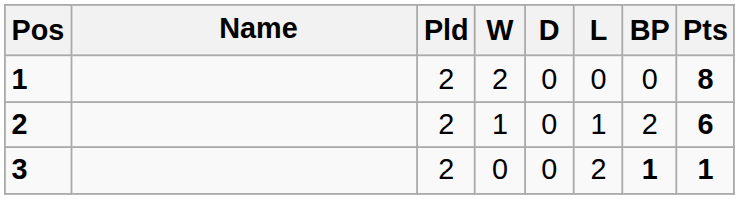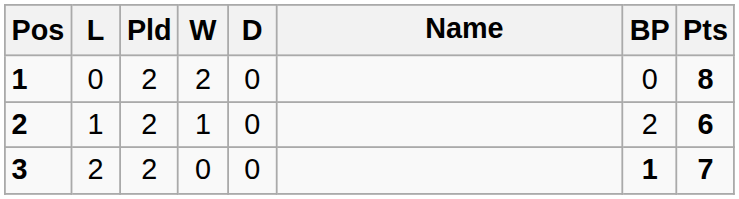columns swapped: (244, 29) <-> (599, 30)
(706, 169) 1 -> (706, 169) 7
